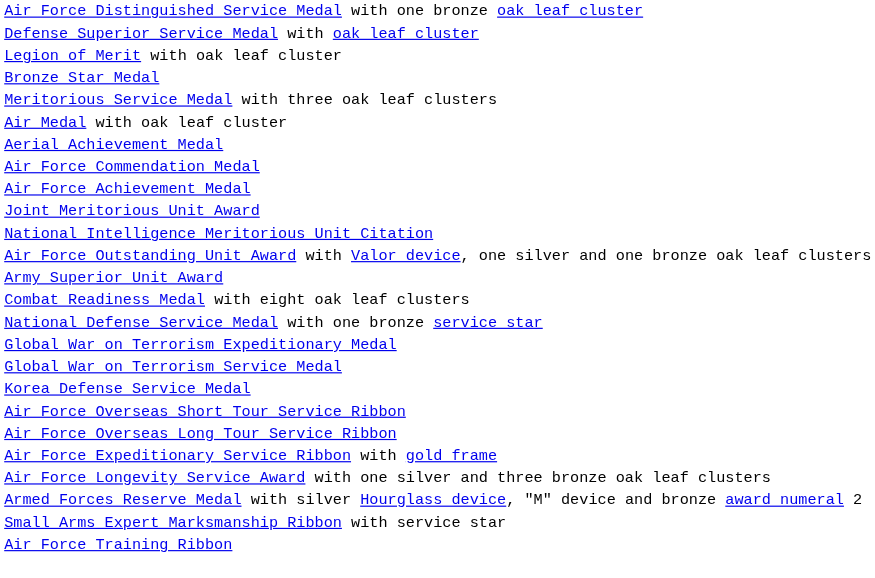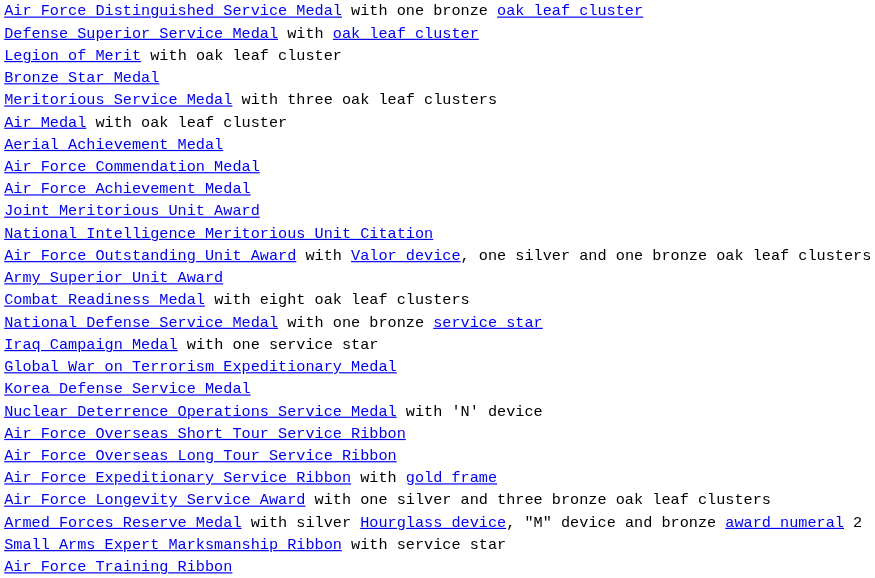+ row: (191, 345)
- row: (173, 367)
+ row: (273, 411)
